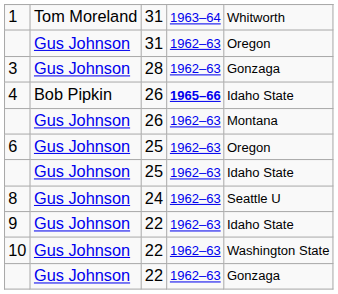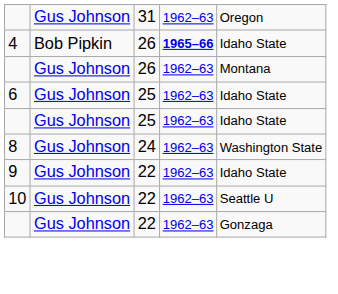- row: (13, 17)
- row: (13, 69)
(249, 147) Oregon -> (253, 95) Idaho State
(254, 199) Seattle U -> (271, 147) Washington State
(278, 250) Washington State -> (247, 199) Seattle U
